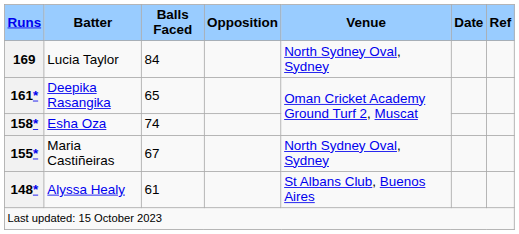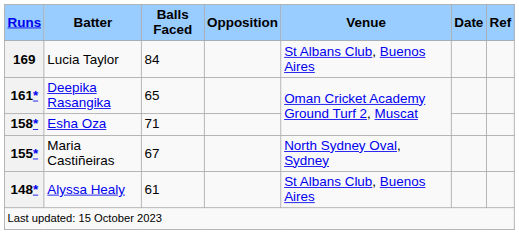(342, 59) North Sydney Oval, Sydney -> (355, 59) St Albans Club, Buenos Aires
(152, 124) 74 -> (152, 124) 71
